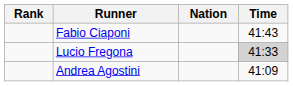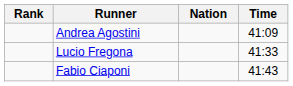rows swapped: (98, 71) <-> (93, 33)
(263, 52) lightgrey background -> (263, 52) no background
